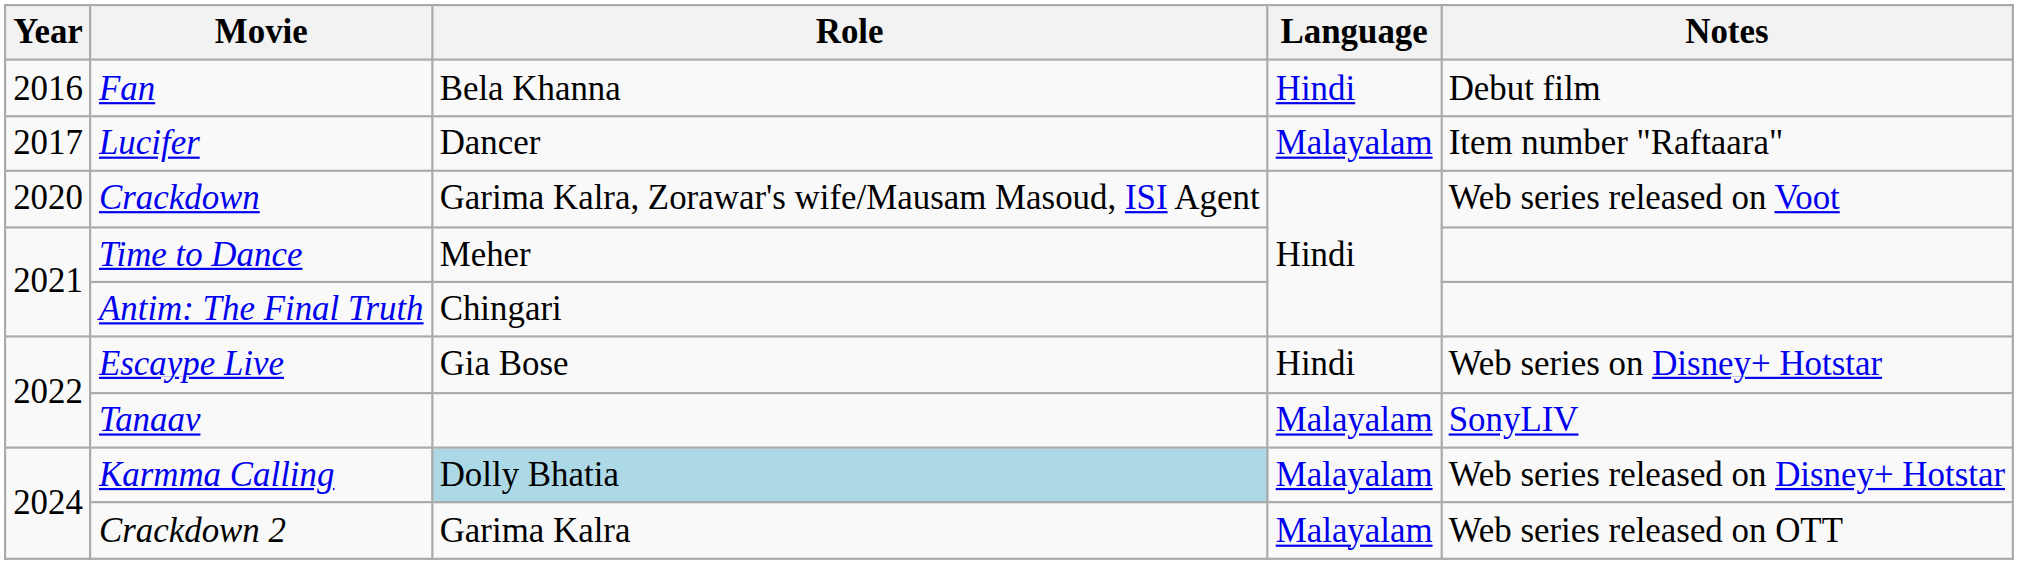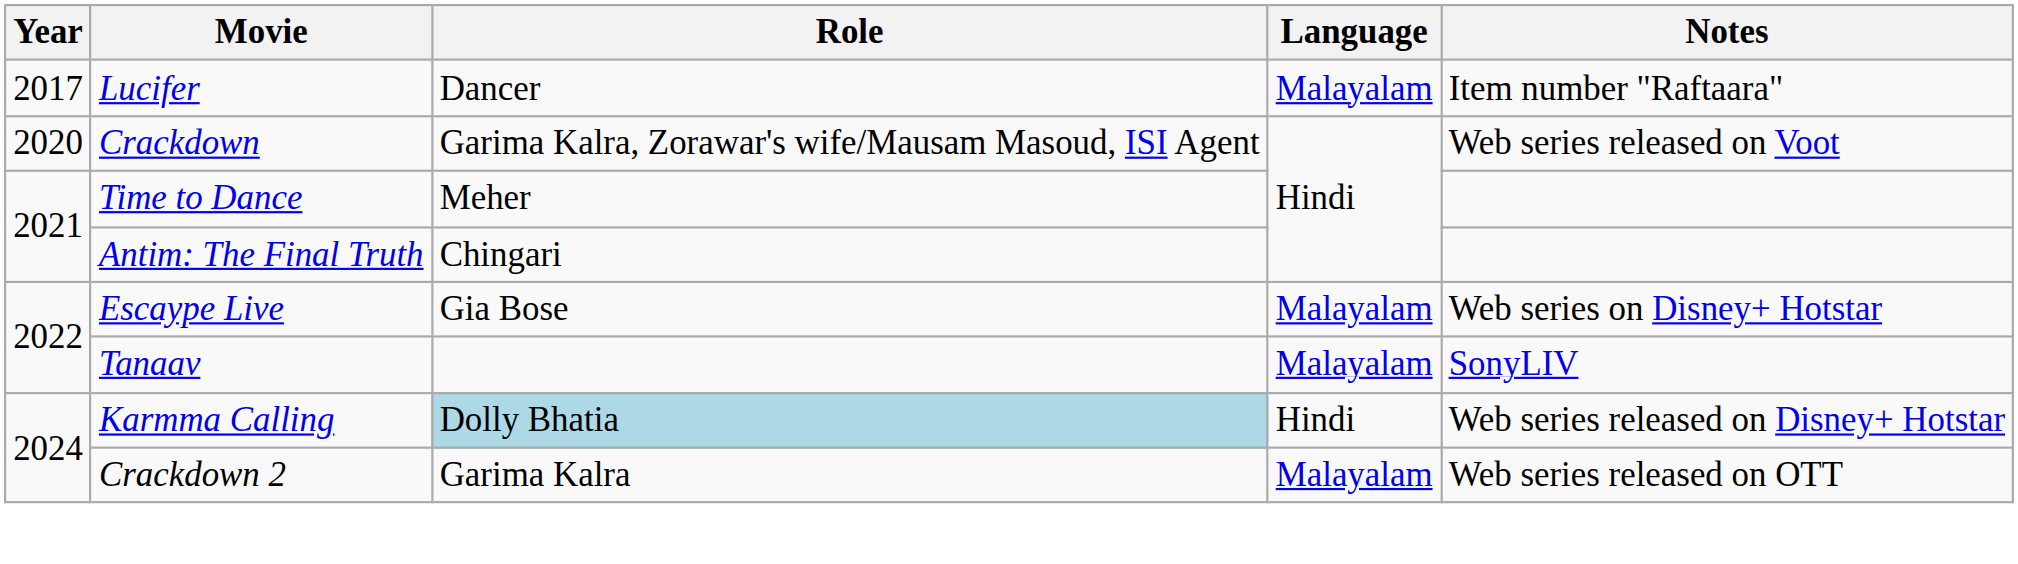- row: (127, 87)
(1315, 364) Hindi -> (1354, 308) Malayalam
(1354, 474) Malayalam -> (1315, 419) Hindi
